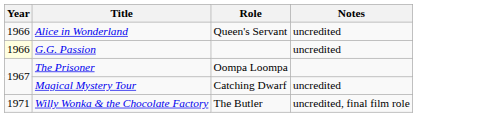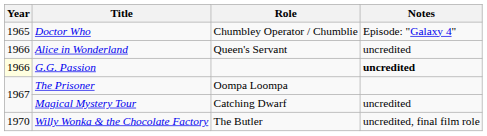+ row: (63, 31)
(317, 49) normal -> (389, 67) bold
(18, 103) 1971 -> (18, 121) 1970
